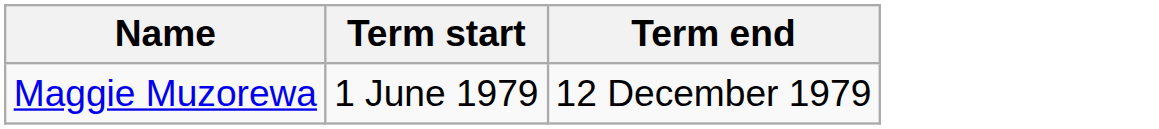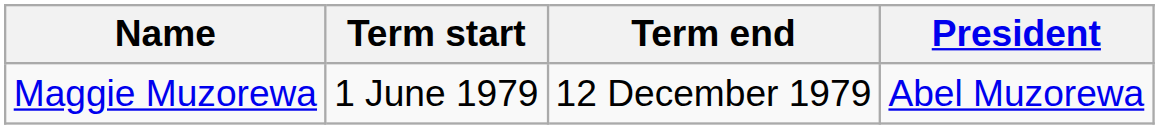+ column: (1016, 33)
